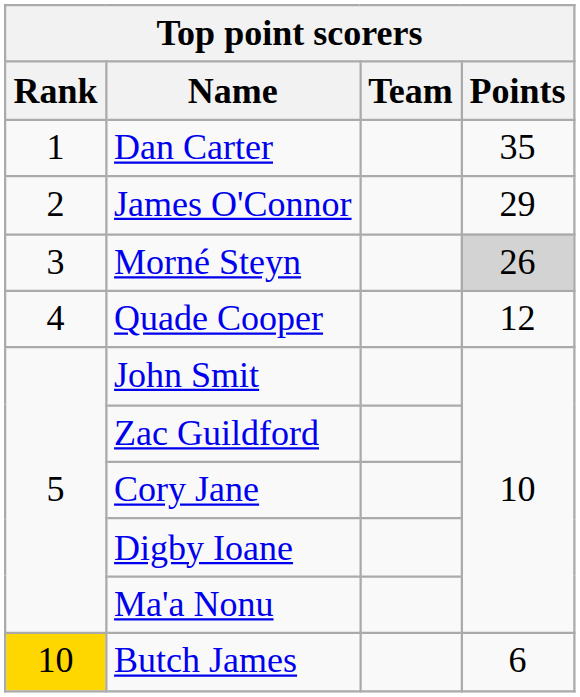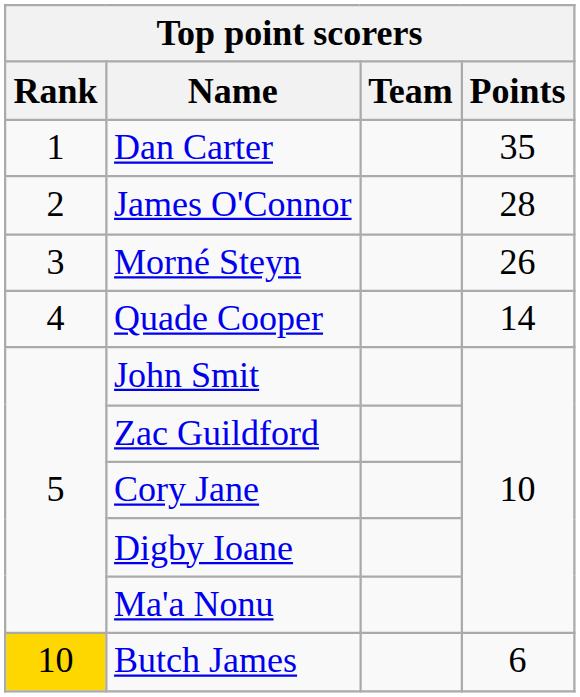(517, 204) 29 -> (517, 204) 28
(517, 261) lightgrey background -> (517, 261) no background
(517, 318) 12 -> (517, 318) 14
